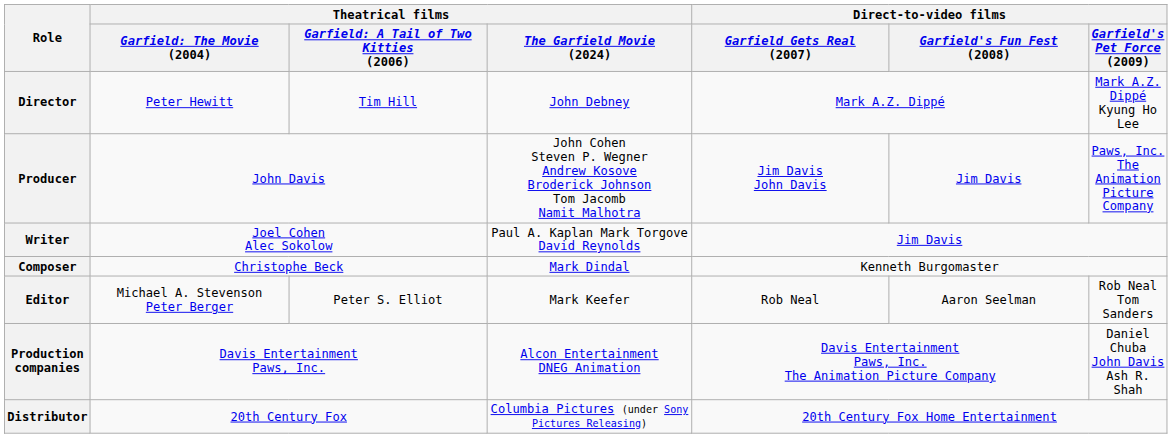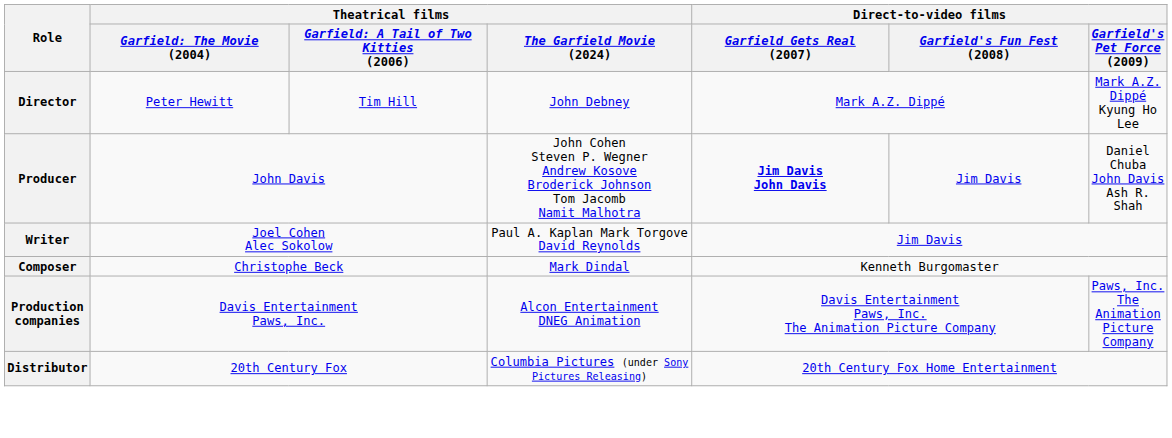(790, 178) normal -> (790, 178) bold
(1128, 178) Paws, Inc. The Animation Picture Company -> (1128, 178) Daniel Chuba John Davis Ash R. Shah
- row: (47, 300)
(1128, 361) Daniel Chuba John Davis Ash R. Shah -> (1128, 314) Paws, Inc. The Animation Picture Company
